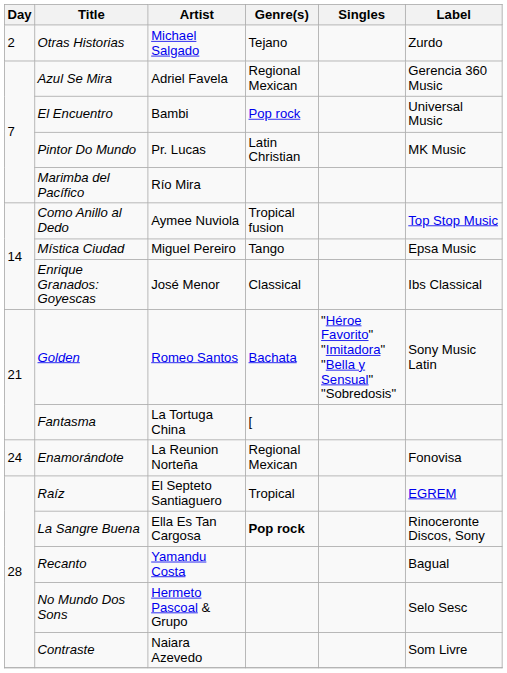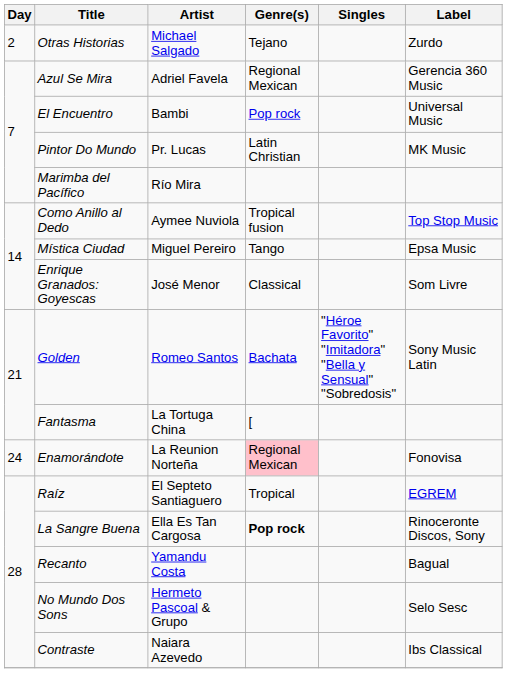(445, 284) Ibs Classical -> (438, 284) Som Livre
(274, 457) no background -> (274, 457) pink background
(438, 650) Som Livre -> (445, 650) Ibs Classical
